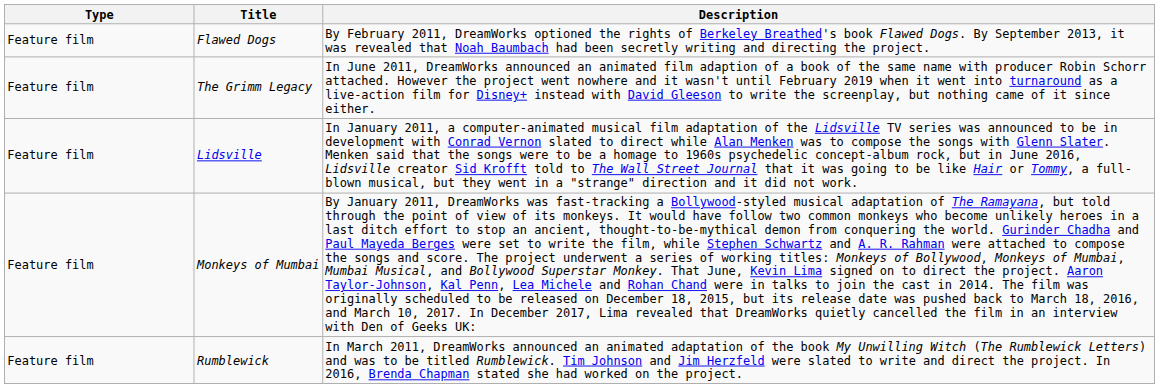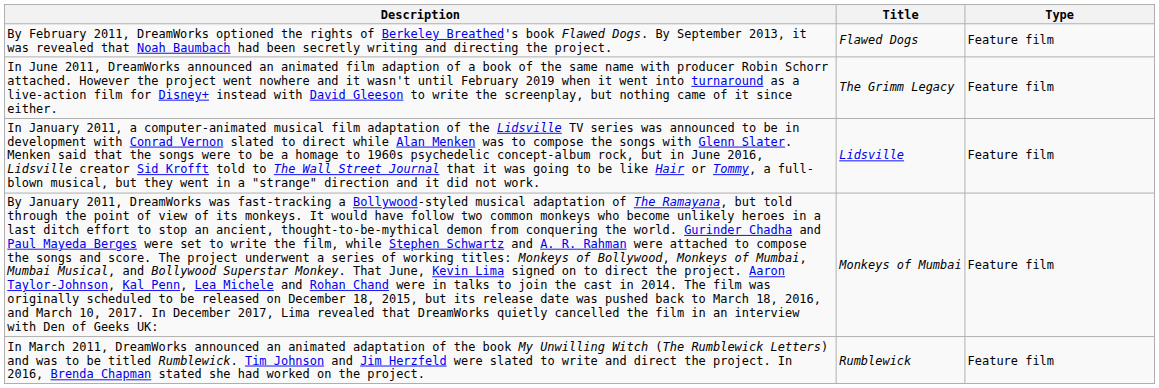columns swapped: (99, 14) <-> (738, 14)
